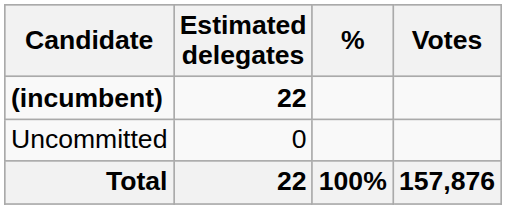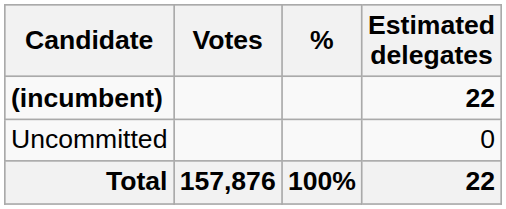columns swapped: (447, 40) <-> (243, 40)
